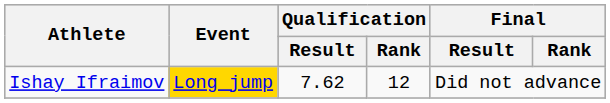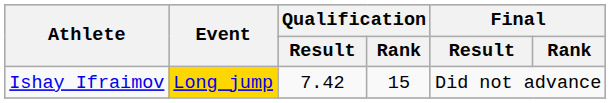(322, 82) 7.62 -> (322, 82) 7.42
(399, 82) 12 -> (399, 82) 15
